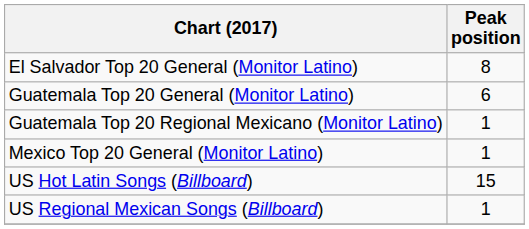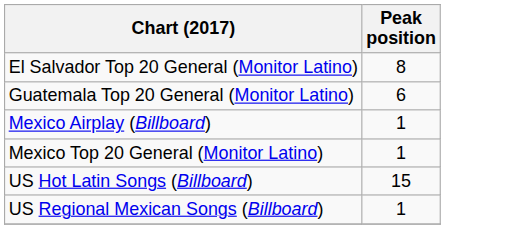- row: (226, 124)
+ row: (110, 124)
